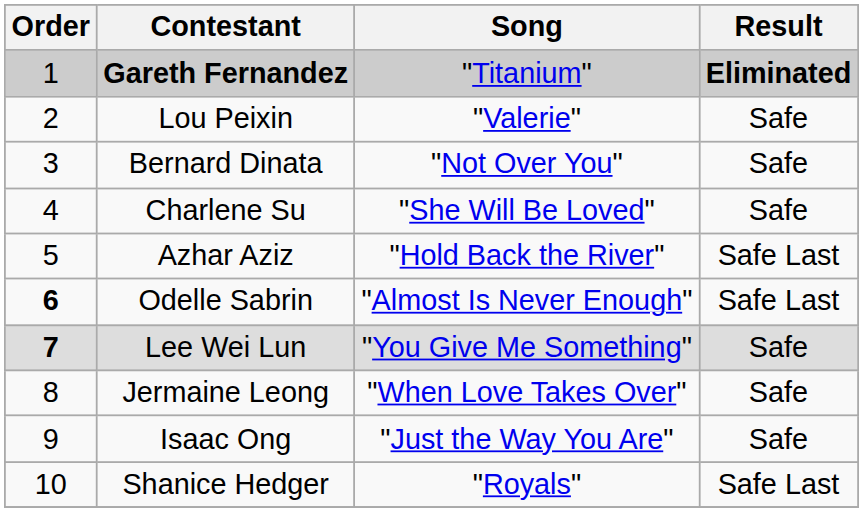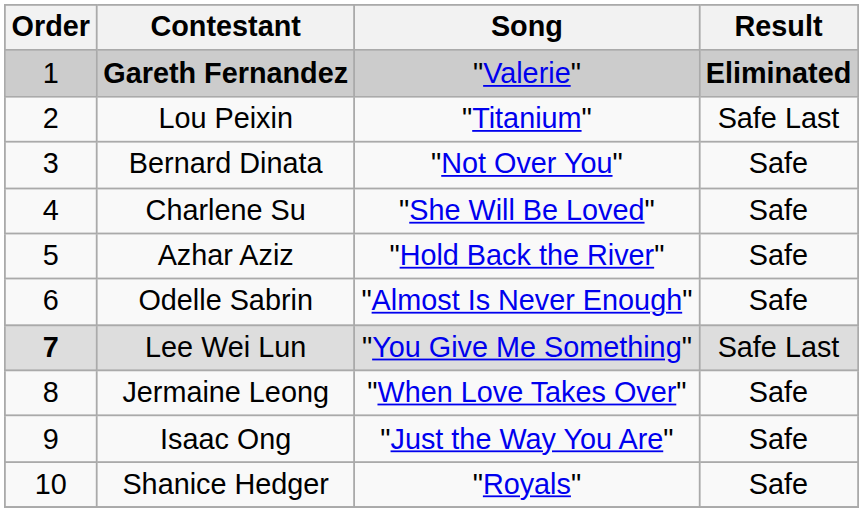(527, 73) "Titanium" -> (527, 73) "Valerie"
(527, 118) "Valerie" -> (527, 118) "Titanium"
(778, 118) Safe -> (778, 118) Safe Last
(778, 255) Safe Last -> (778, 255) Safe
(51, 301) bold -> (51, 301) normal
(778, 301) Safe Last -> (778, 301) Safe
(778, 347) Safe -> (778, 347) Safe Last
(778, 484) Safe Last -> (778, 484) Safe
